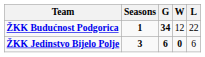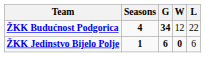(140, 28) 1 -> (140, 28) 4
(140, 44) 3 -> (140, 44) 1
